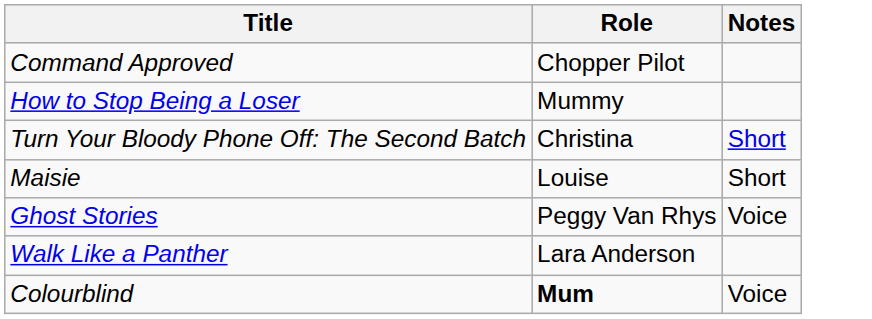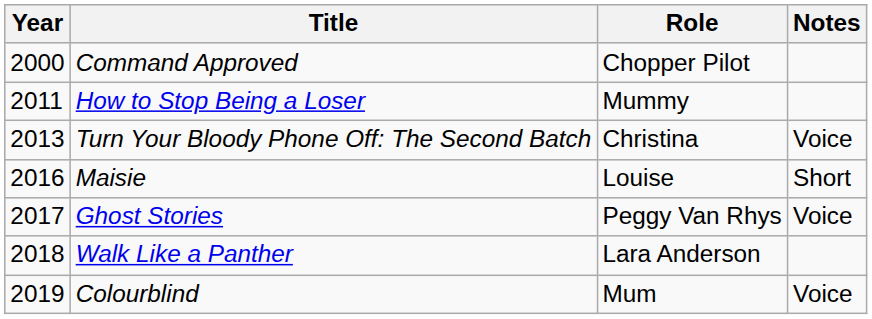+ column: (37, 23)
(757, 139) Short -> (823, 139) Voice
(565, 293) bold -> (629, 293) normal
